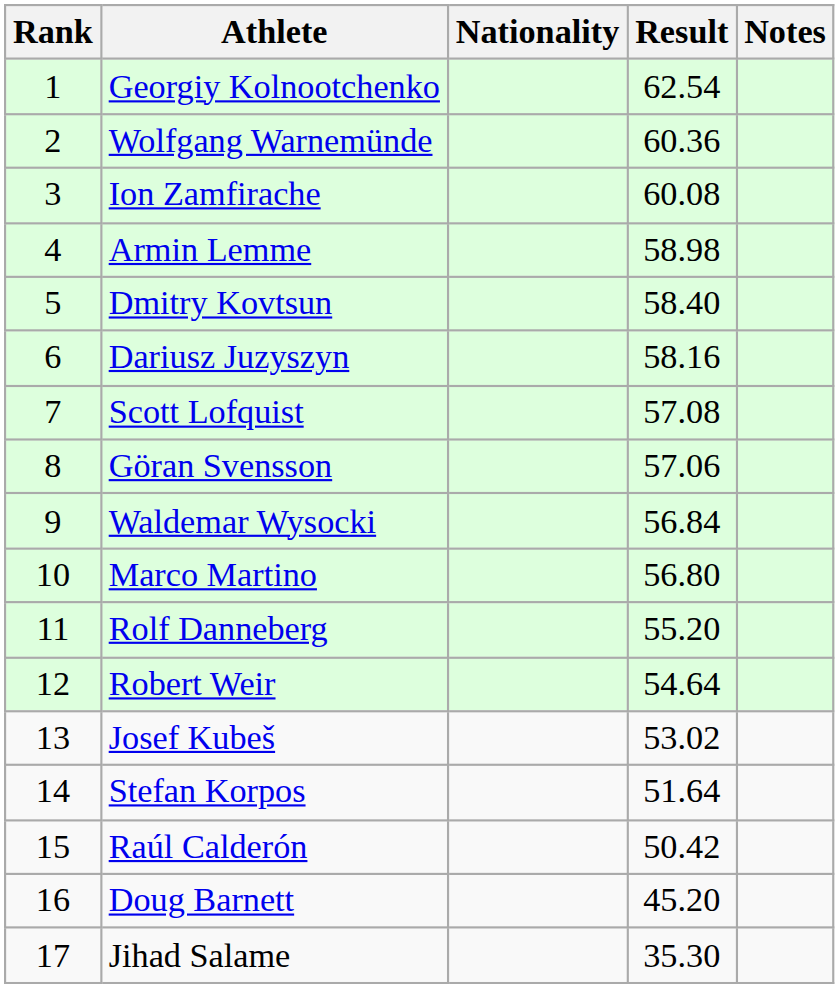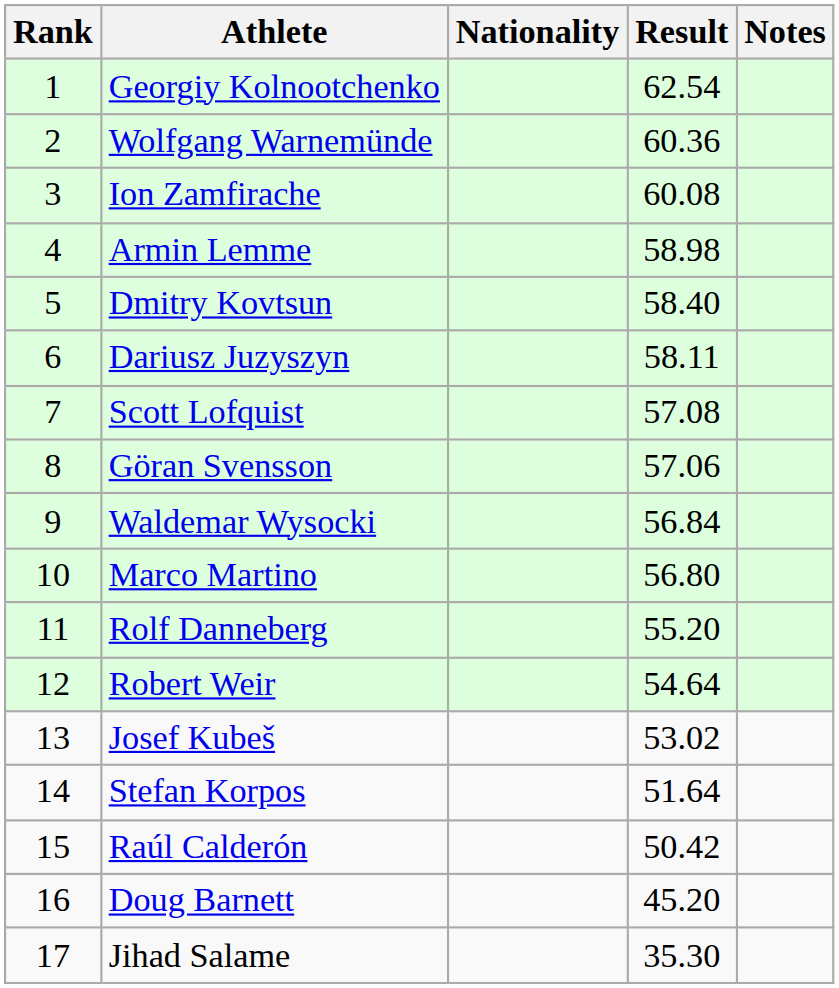(682, 357) 58.16 -> (682, 357) 58.11
